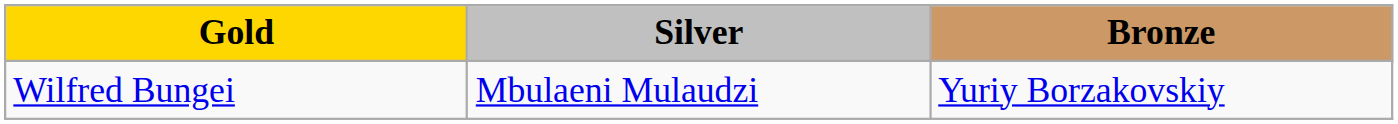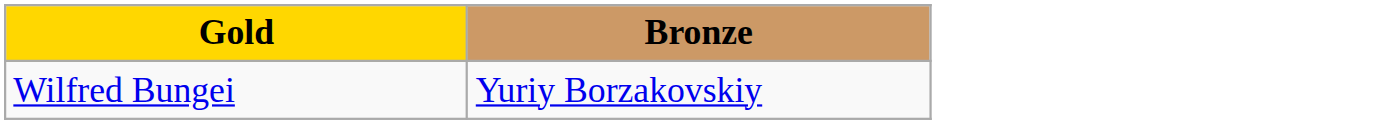- column: (699, 32)
